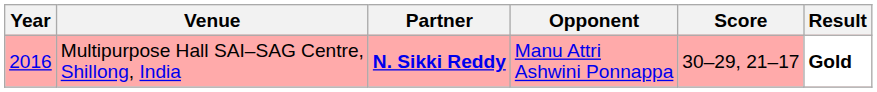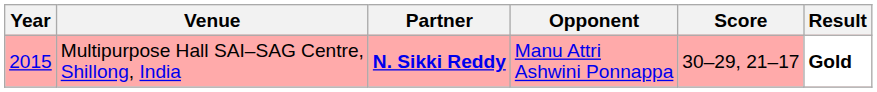(30, 61) 2016 -> (30, 61) 2015
